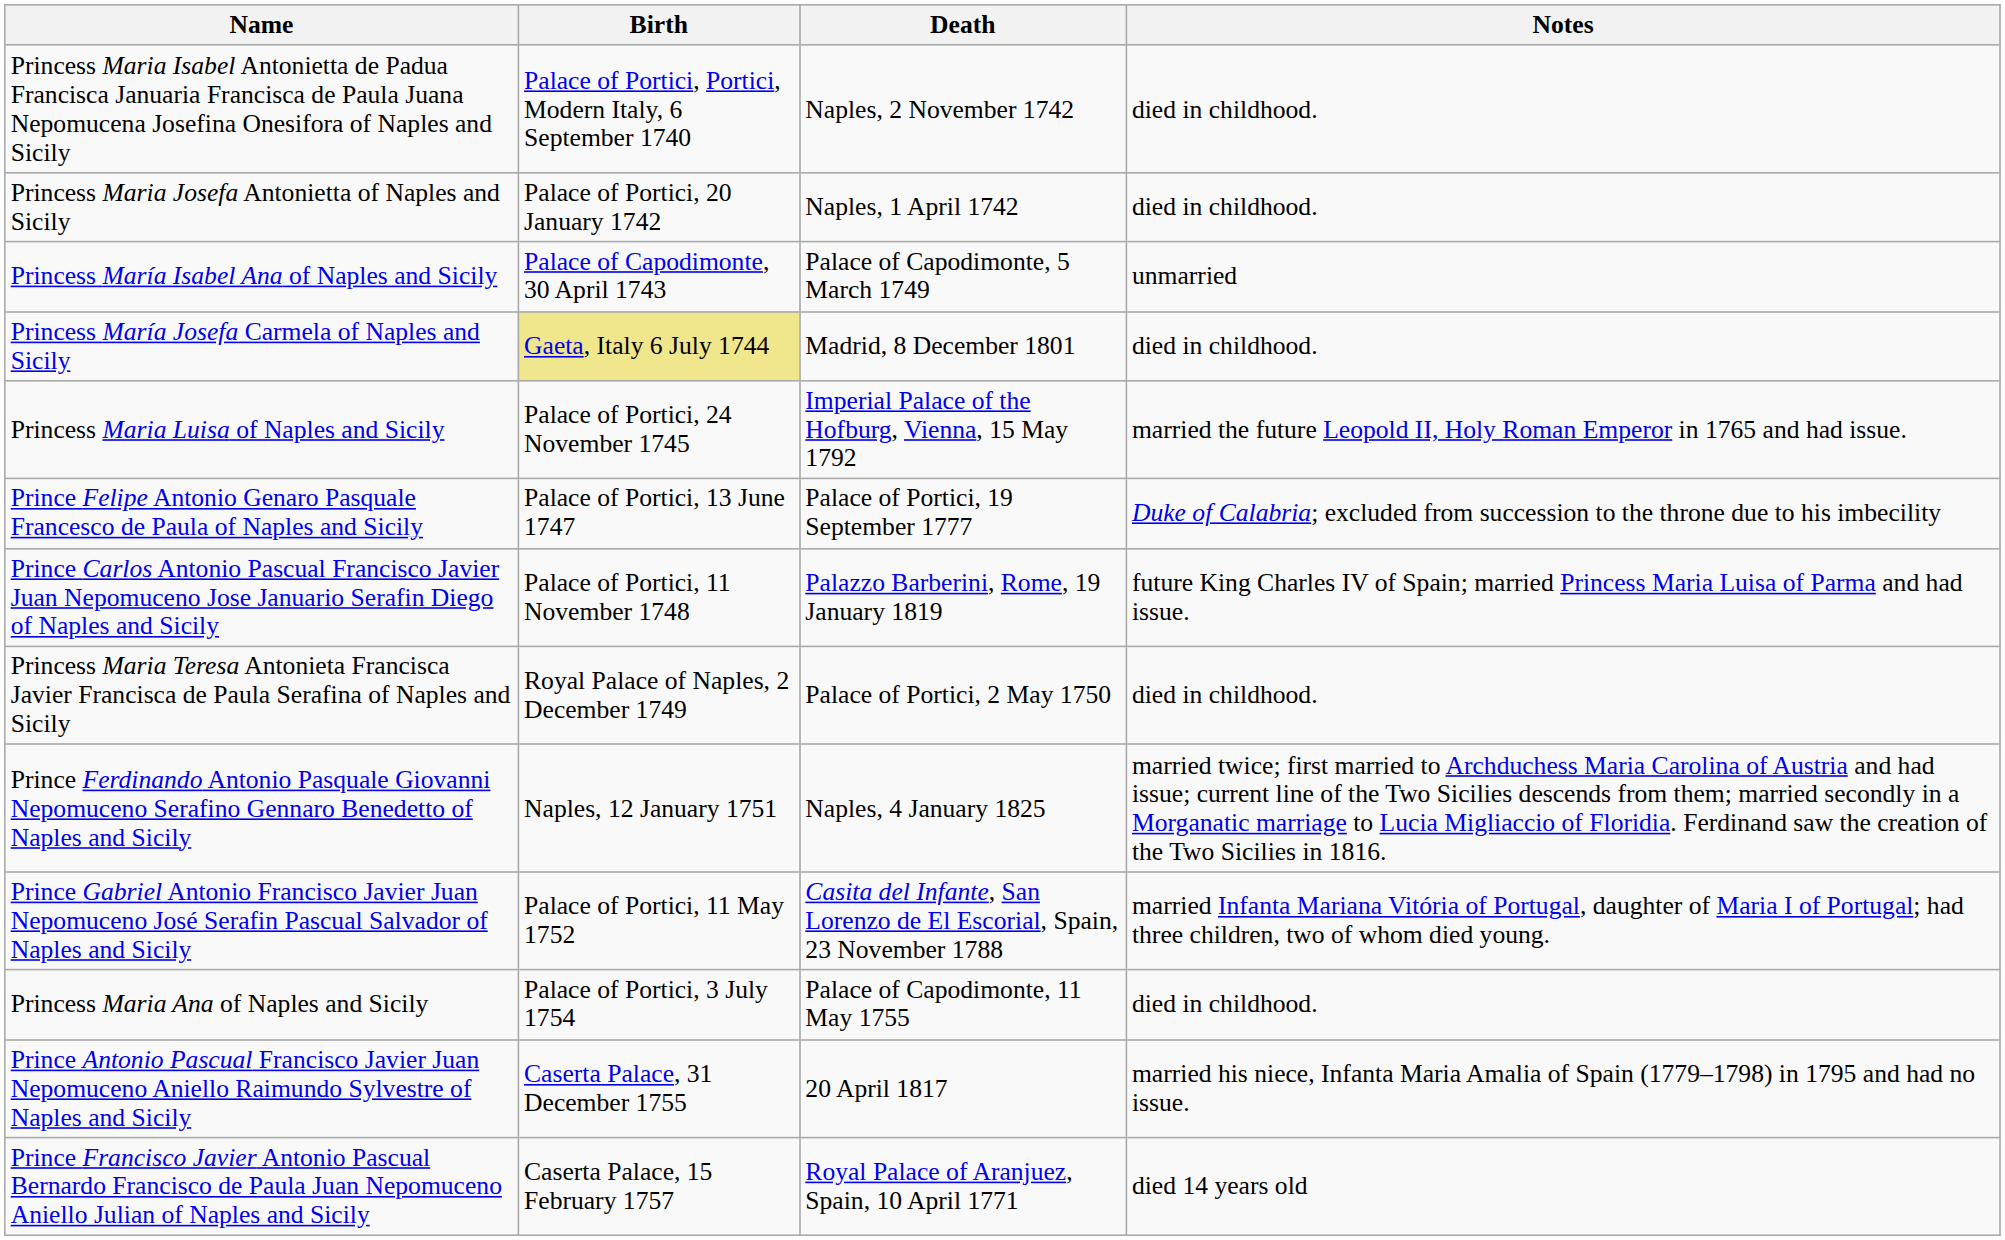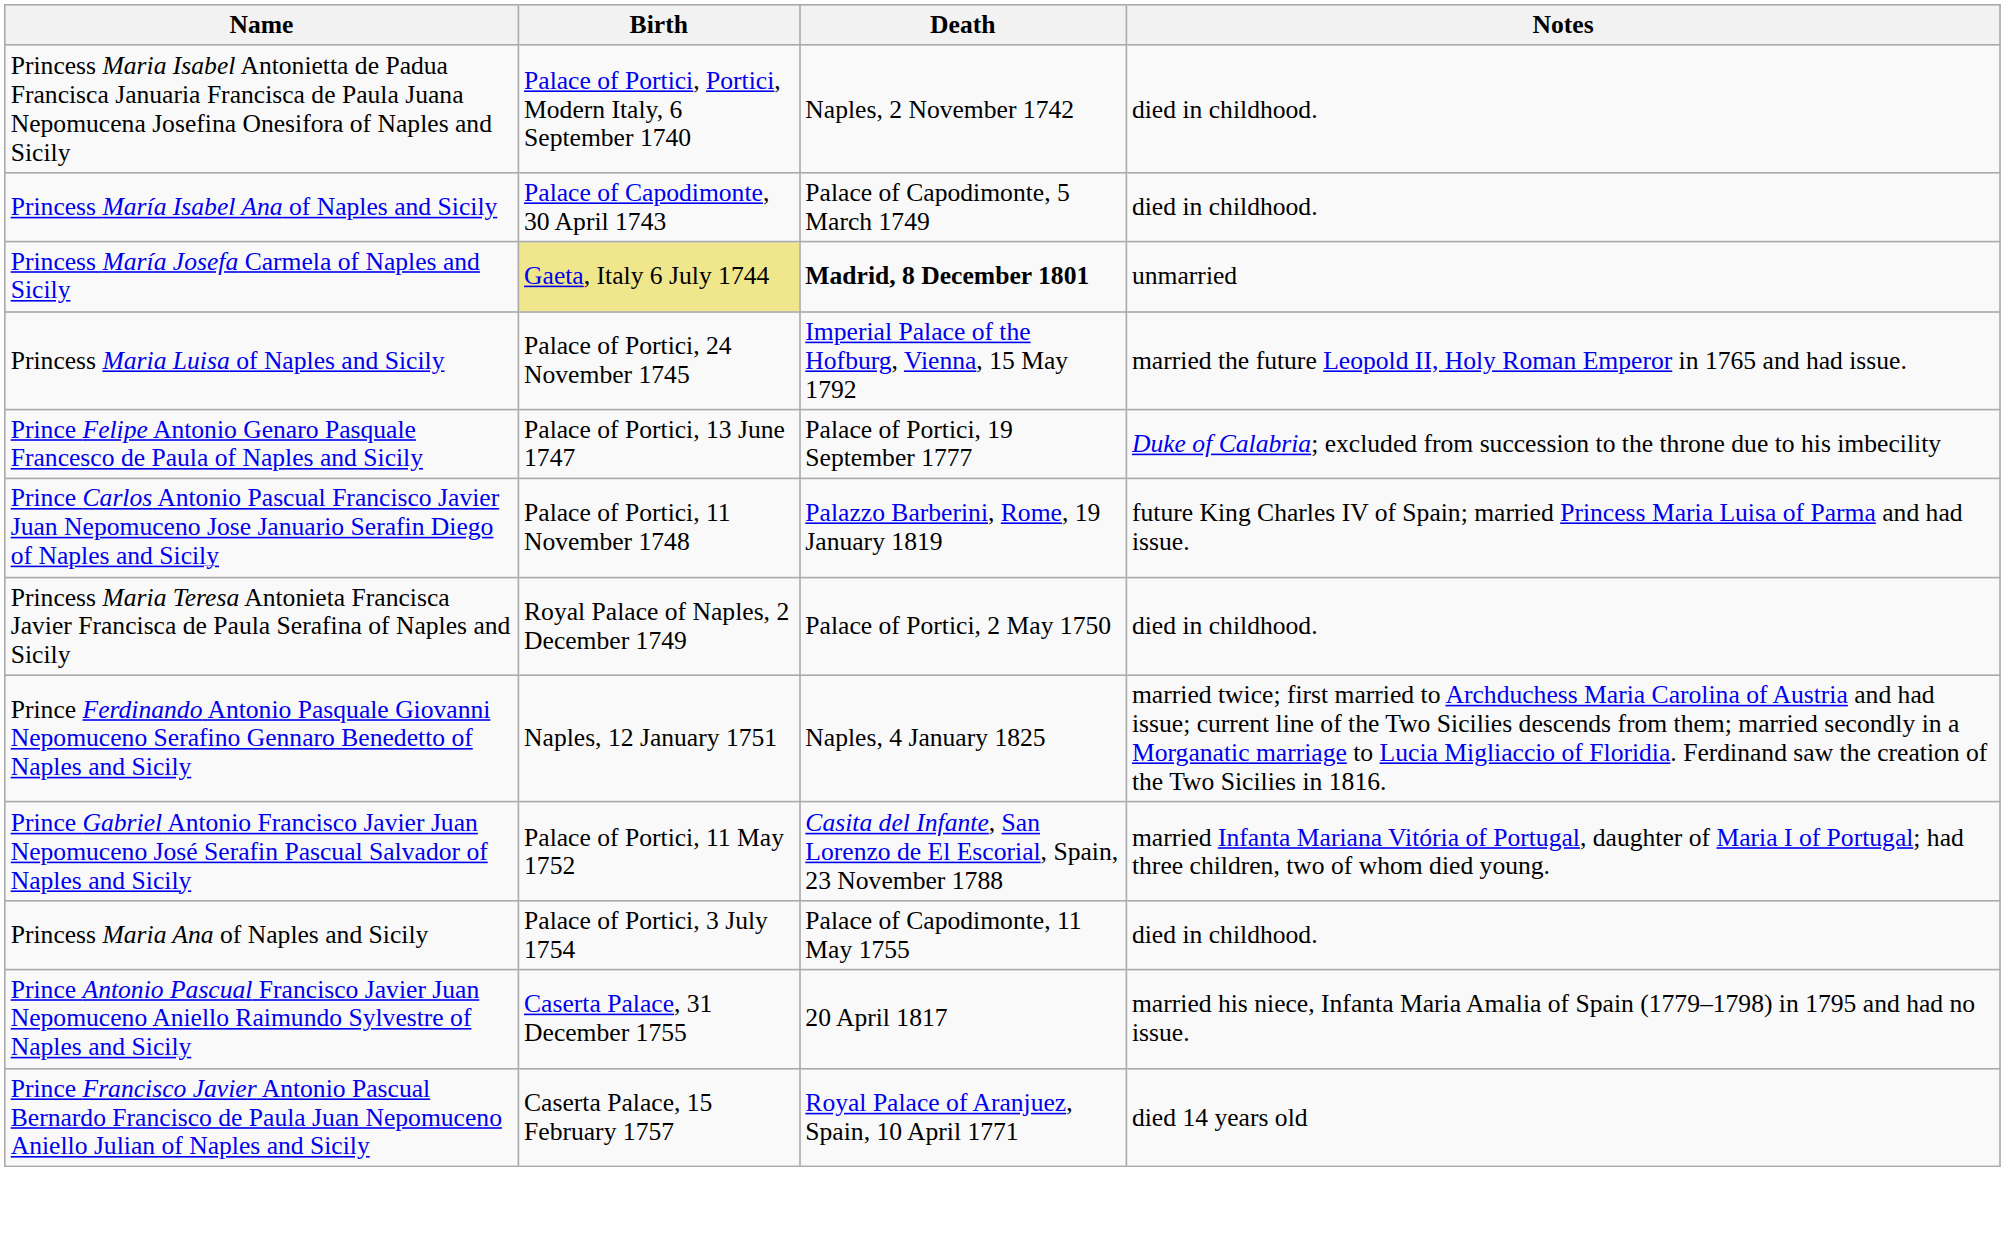- row: (255, 206)
(1185, 276) unmarried -> (1225, 206) died in childhood.
(940, 345) normal -> (947, 276) bold
(1225, 345) died in childhood. -> (1185, 276) unmarried
